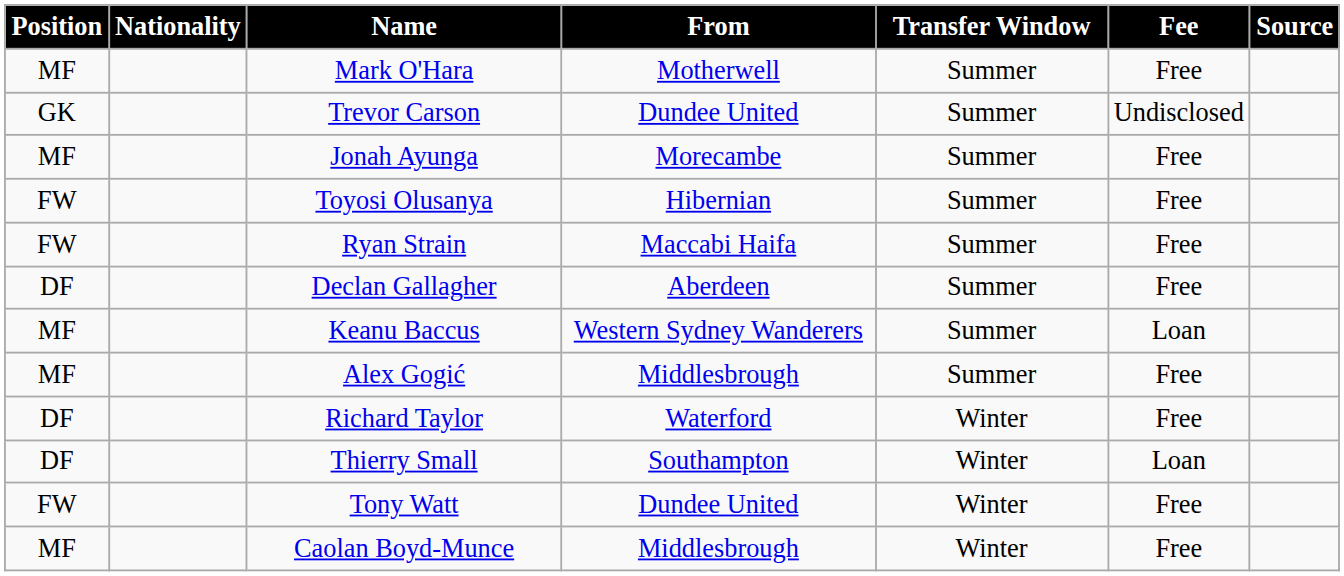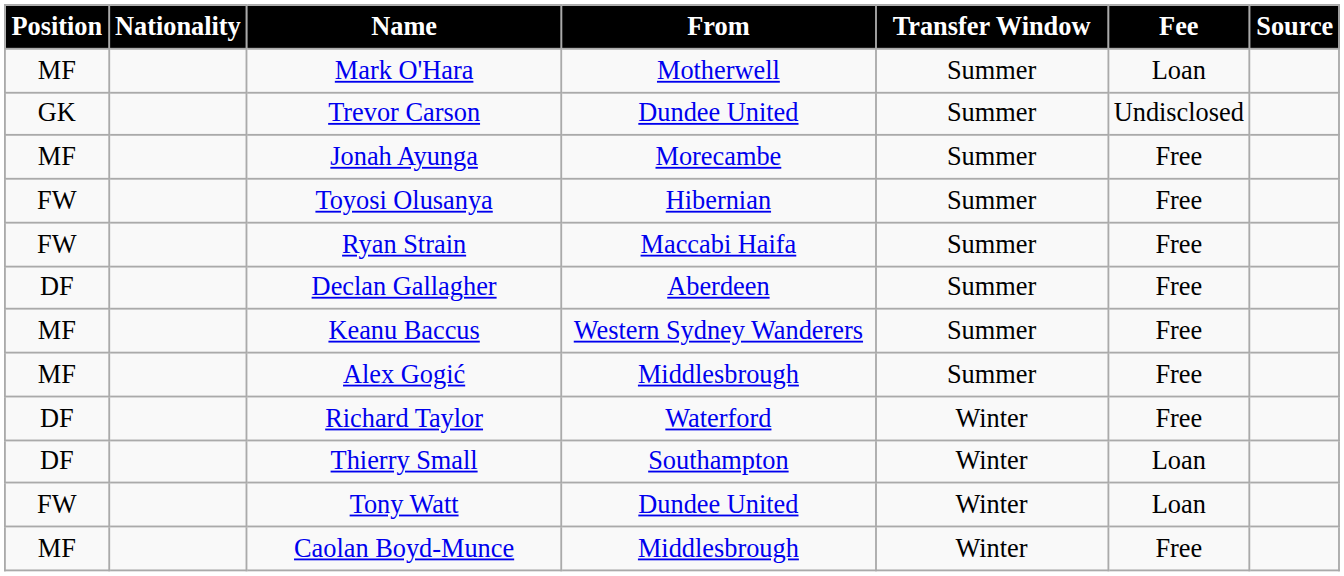(1179, 70) Free -> (1179, 70) Loan
(1179, 330) Loan -> (1179, 330) Free
(1179, 504) Free -> (1179, 504) Loan
